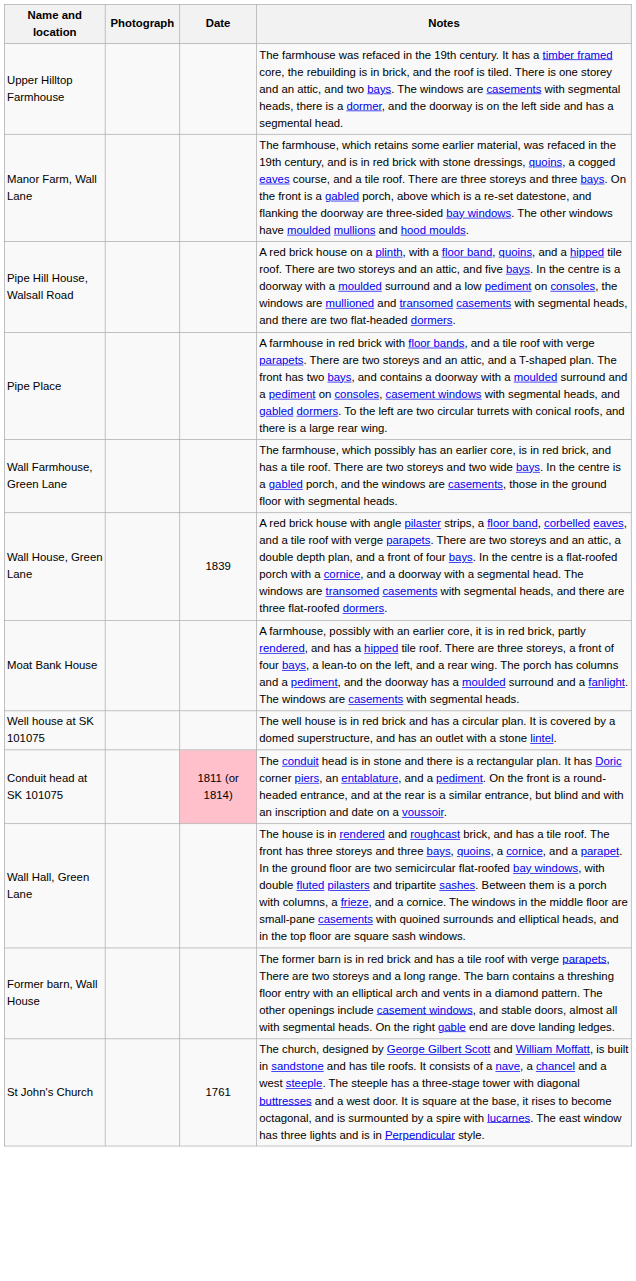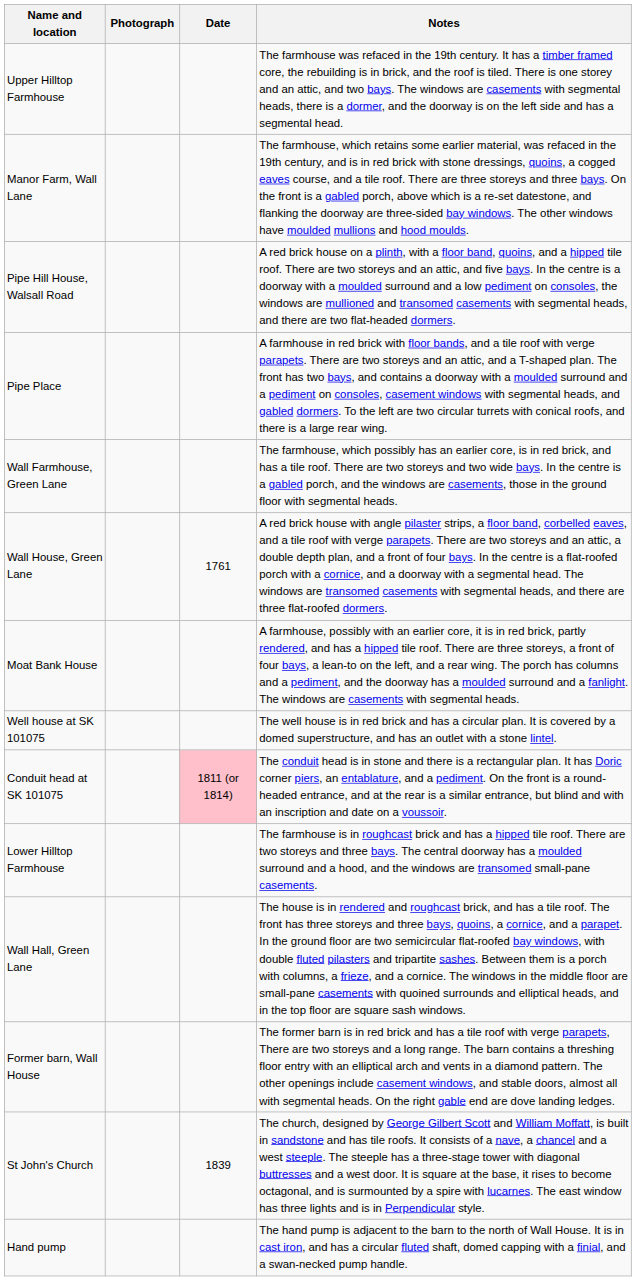(218, 566) 1839 -> (218, 566) 1761
+ row: (40, 860)
(218, 1092) 1761 -> (218, 1165) 1839
+ row: (36, 1247)
